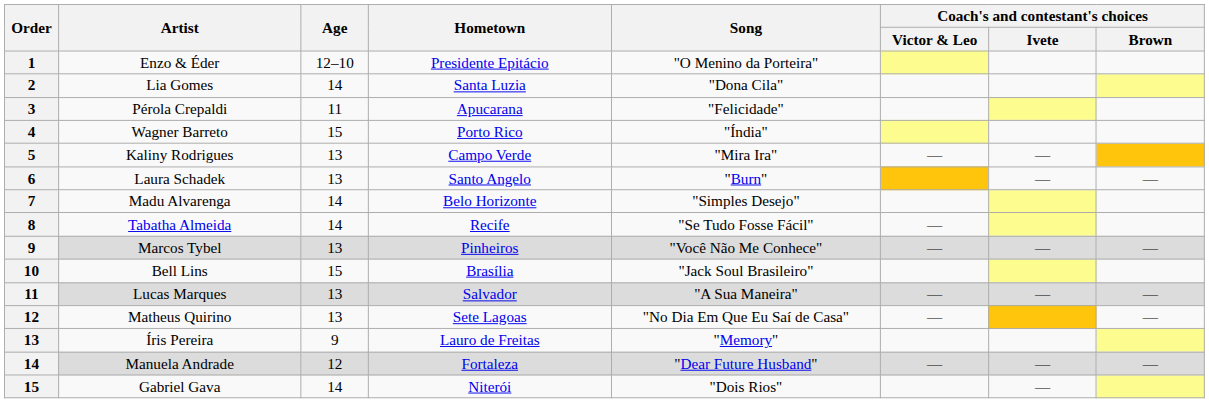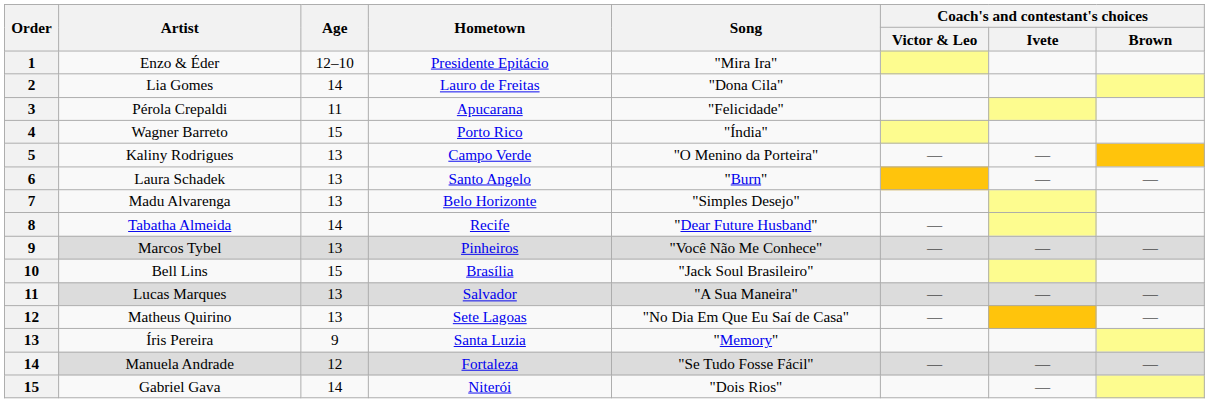(746, 62) "O Menino da Porteira" -> (746, 62) "Mira Ira"
(490, 86) Santa Luzia -> (490, 86) Lauro de Freitas
(746, 155) "Mira Ira" -> (746, 155) "O Menino da Porteira"
(335, 201) 14 -> (335, 201) 13
(746, 224) "Se Tudo Fosse Fácil" -> (746, 224) "Dear Future Husband"
(490, 340) Lauro de Freitas -> (490, 340) Santa Luzia
(746, 363) "Dear Future Husband" -> (746, 363) "Se Tudo Fosse Fácil"
